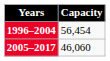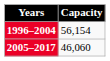(76, 30) 56,454 -> (76, 30) 56,154
